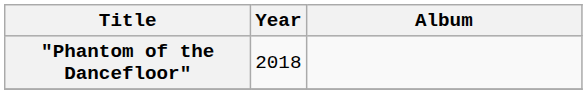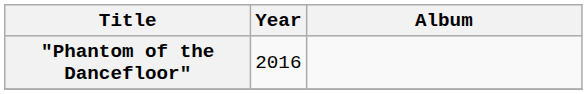(278, 63) 2018 -> (278, 63) 2016
